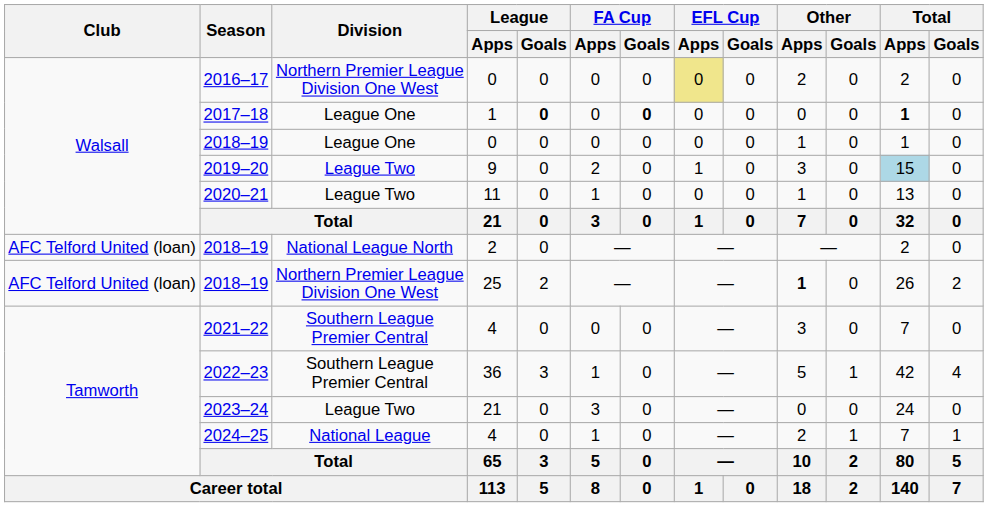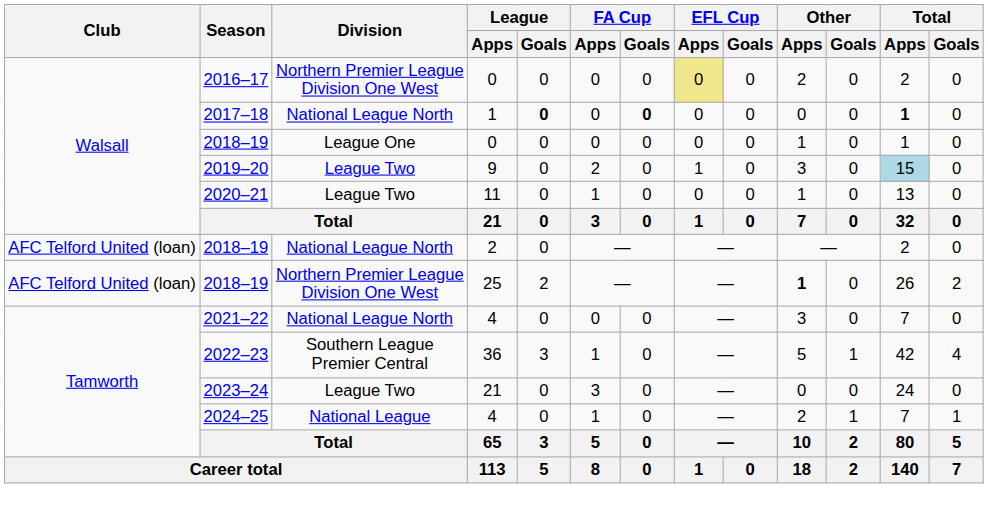(370, 115) League One -> (370, 115) National League North
(370, 328) Southern League Premier Central -> (370, 319) National League North
